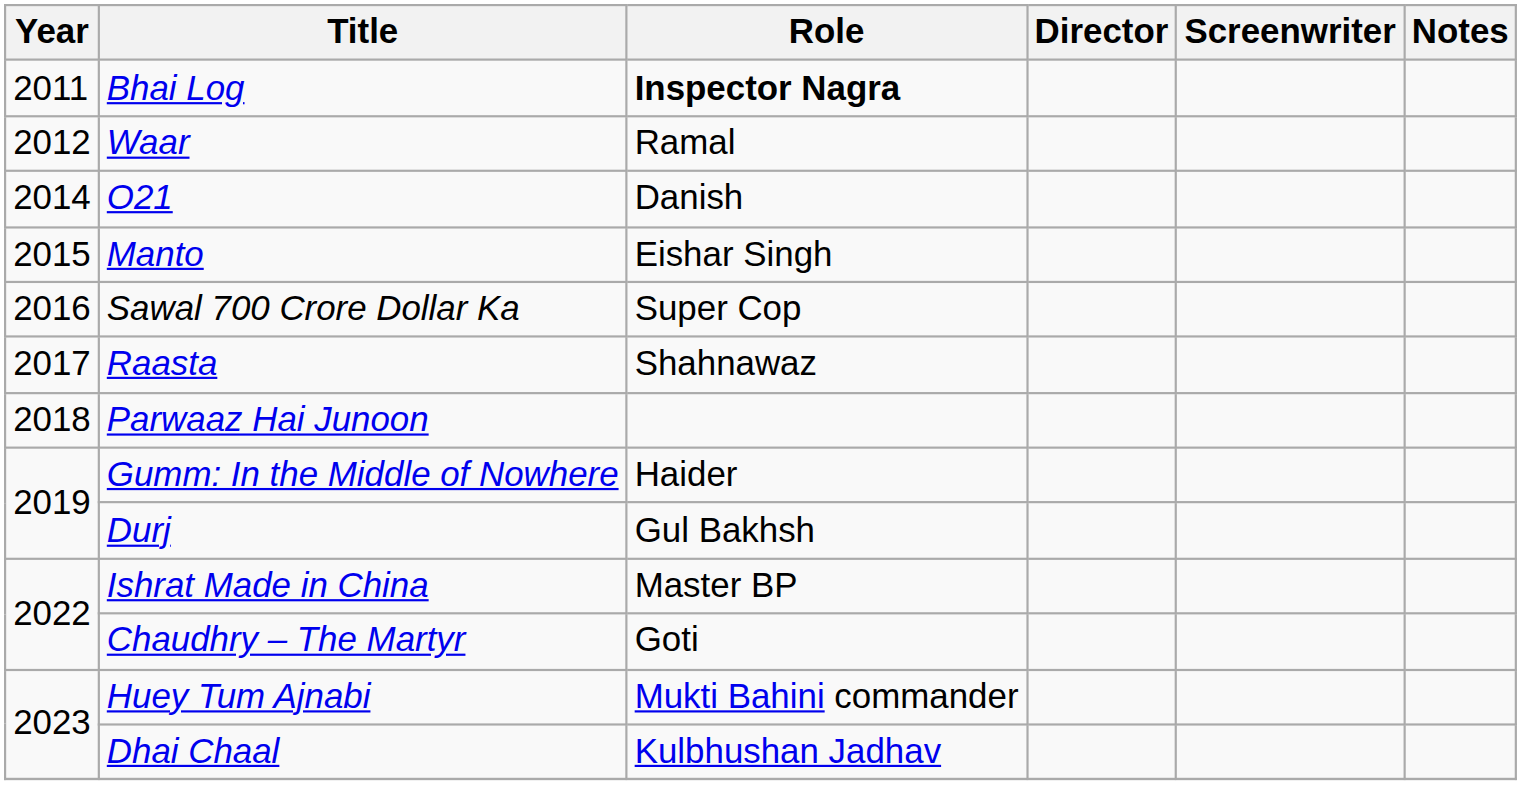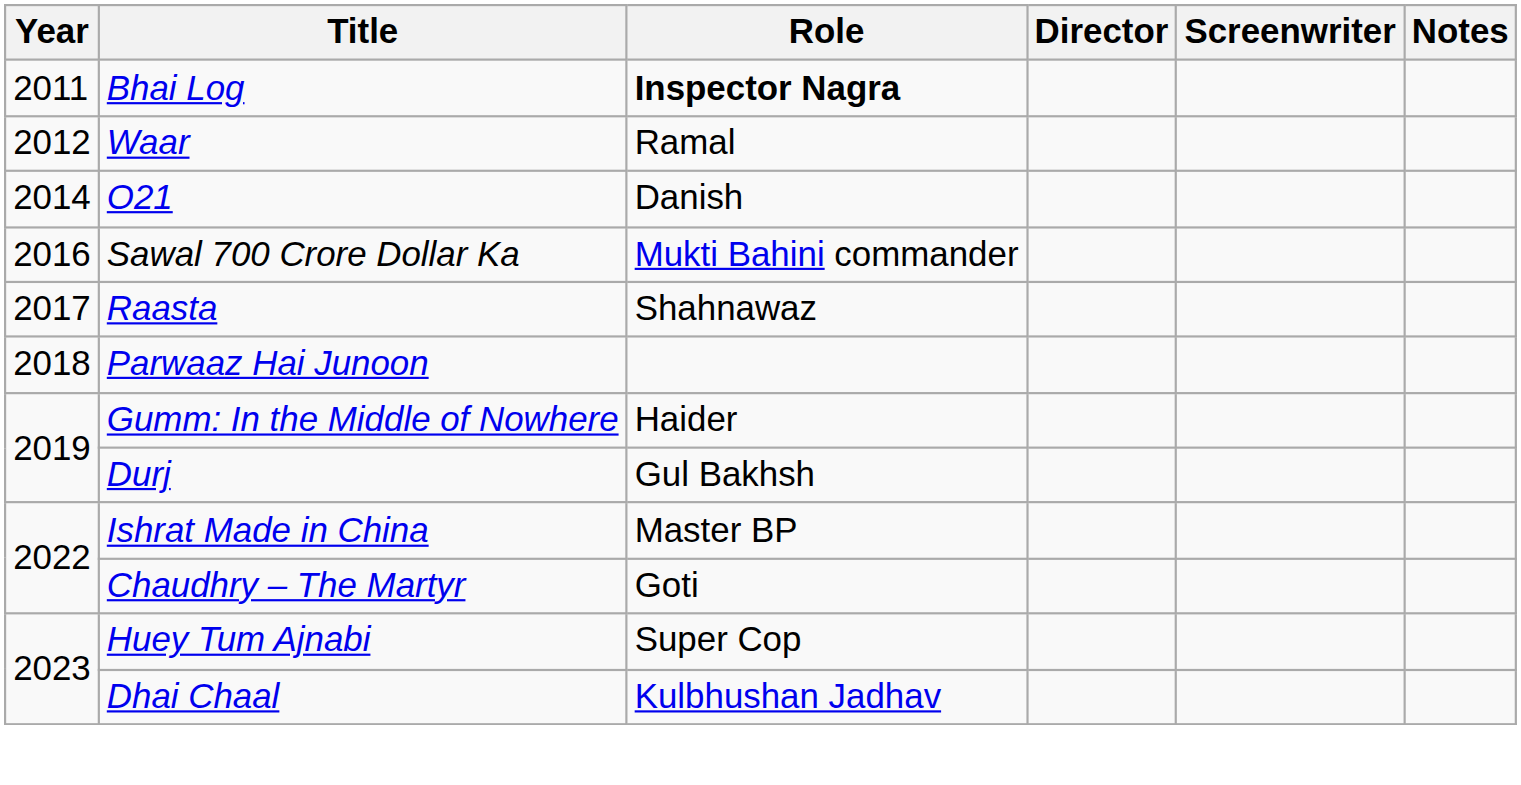- row: (155, 253)
(718, 308) Super Cop -> (827, 253) Mukti Bahini commander
(827, 695) Mukti Bahini commander -> (718, 640) Super Cop
